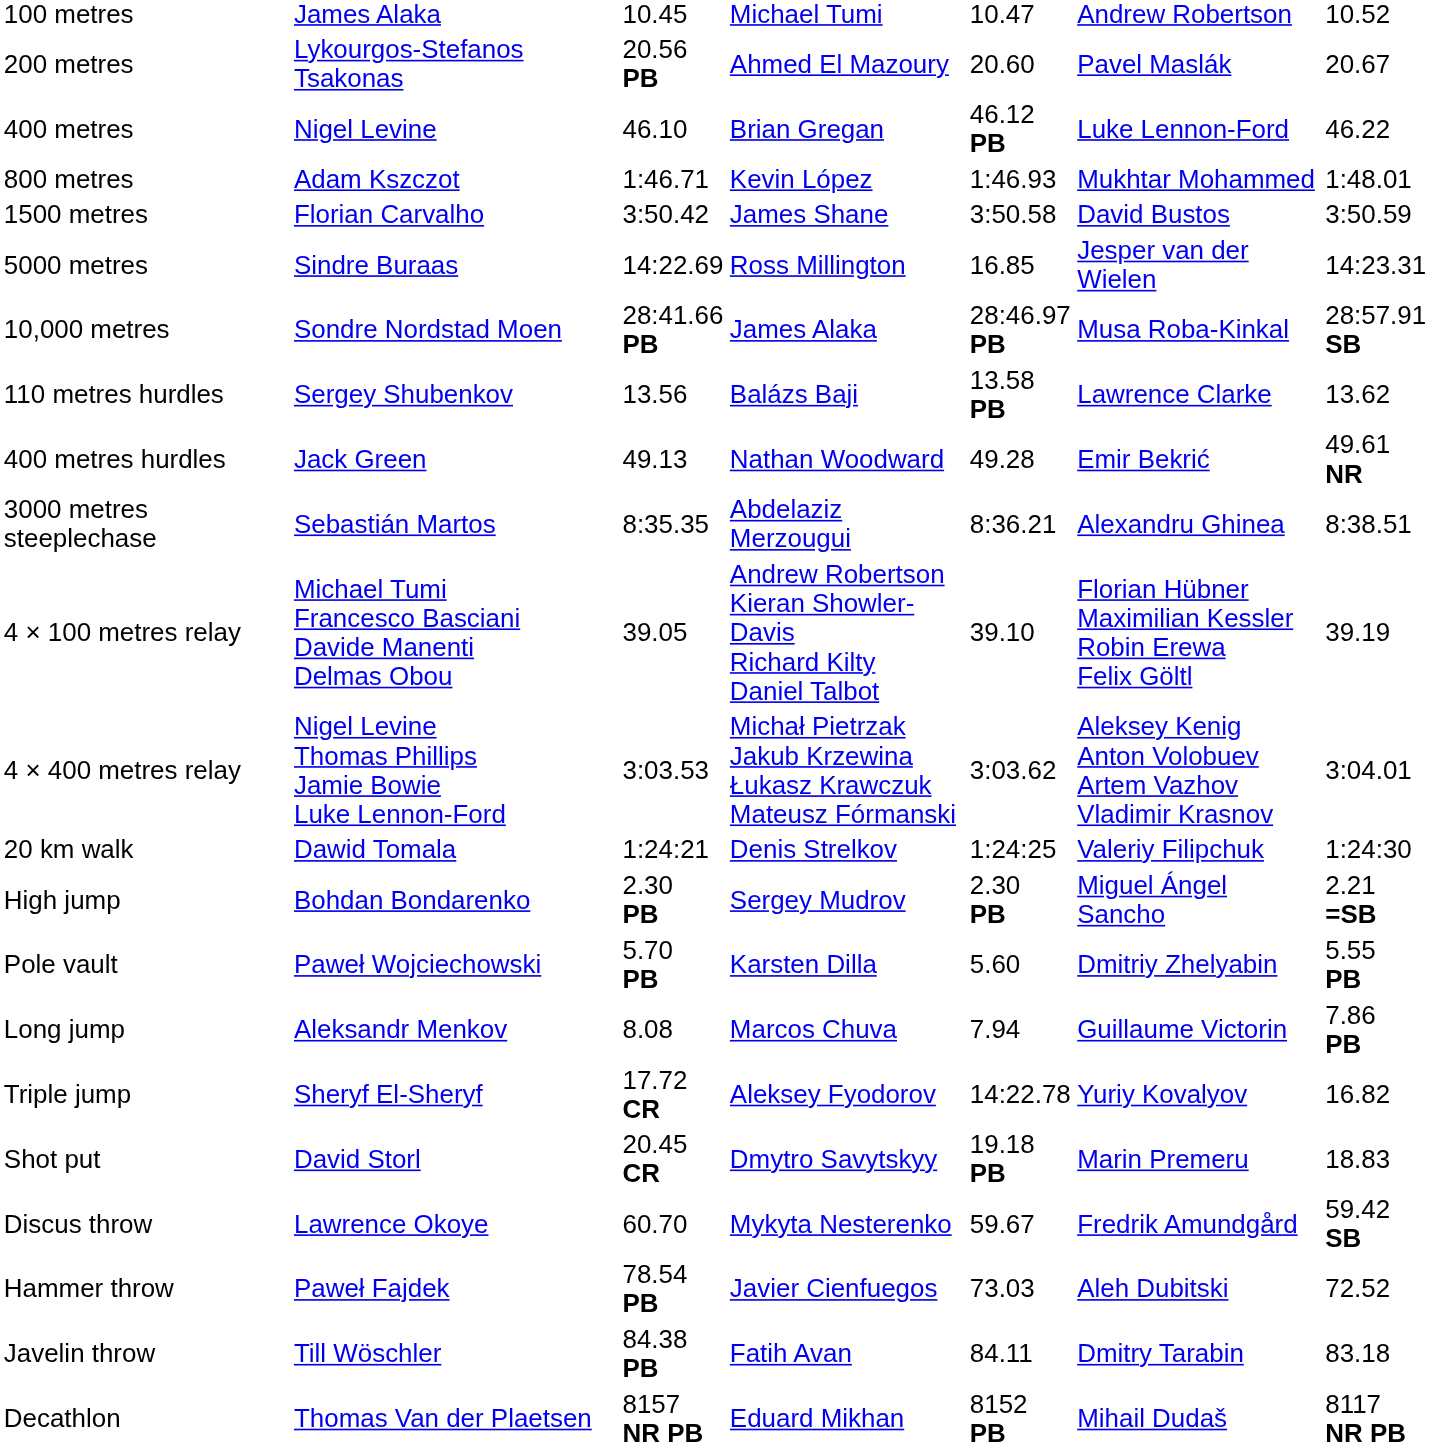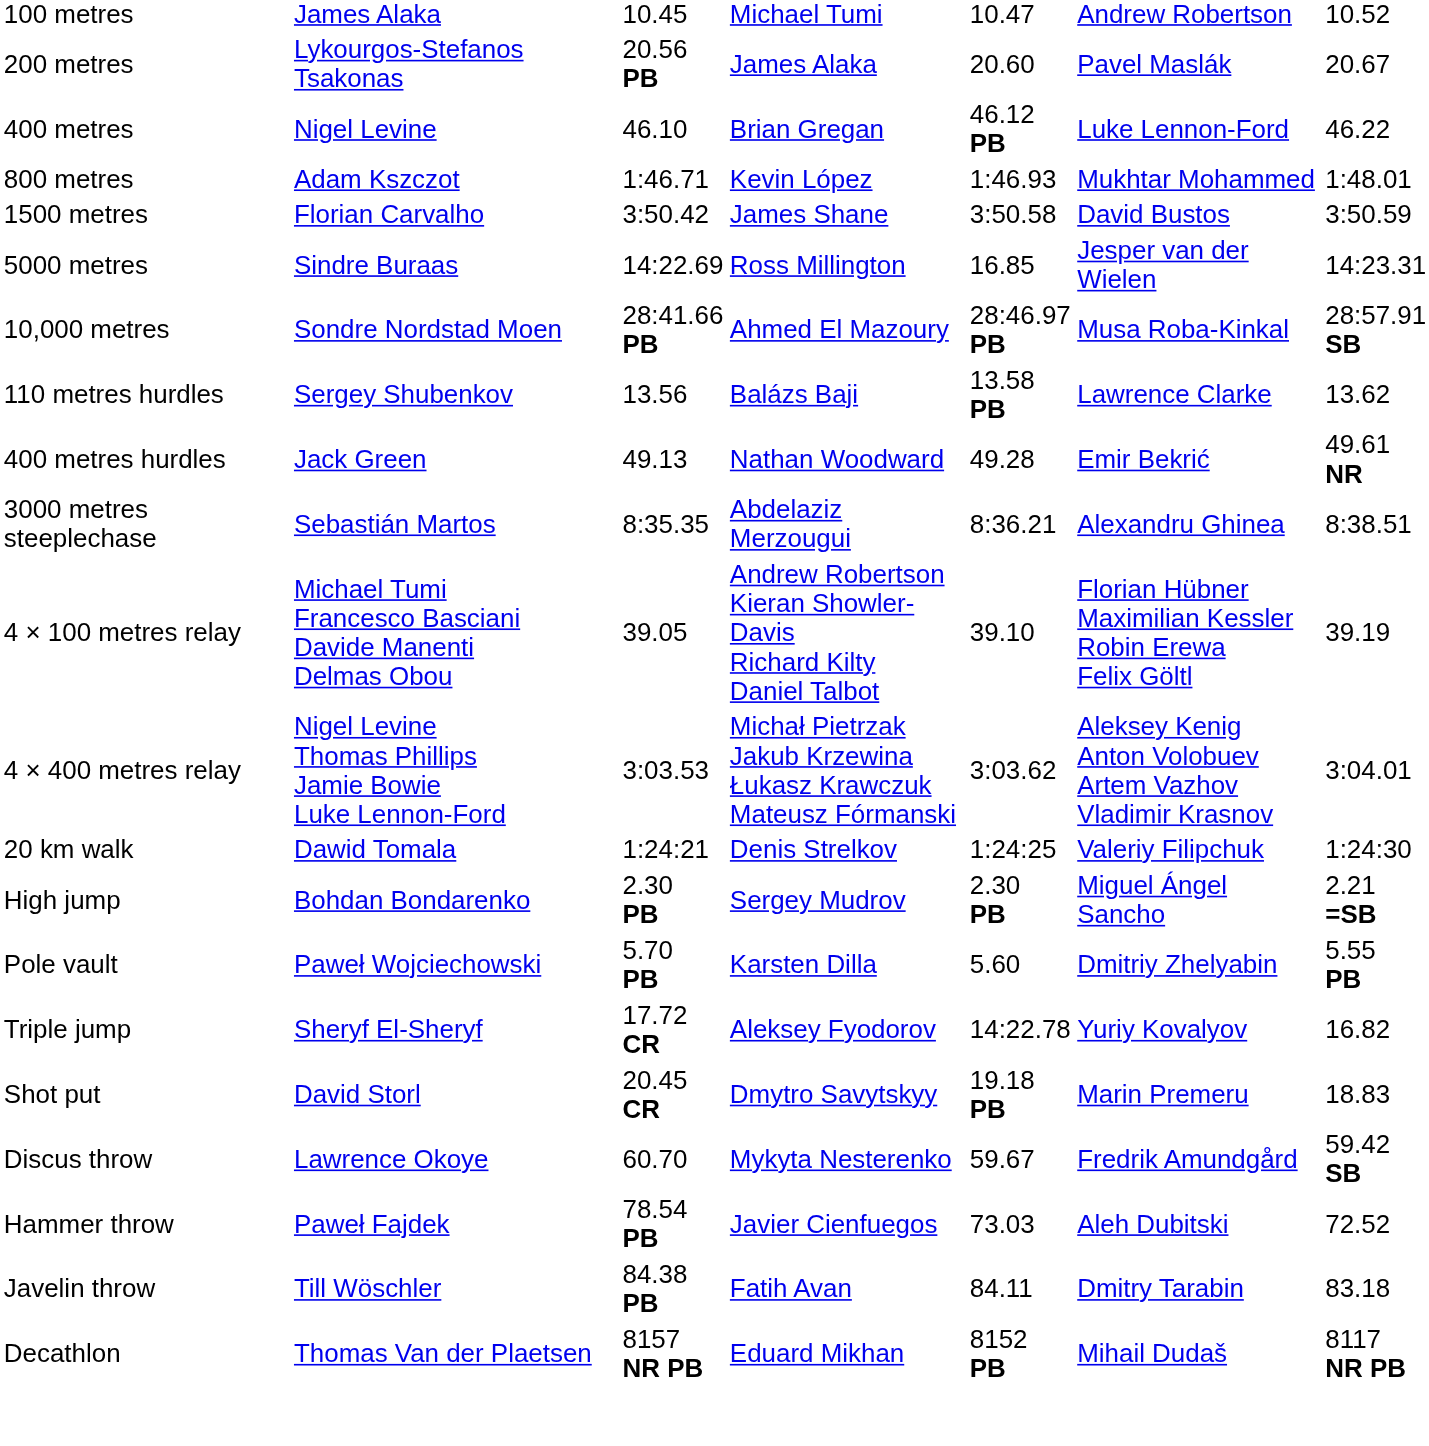(839, 64) Ahmed El Mazoury -> (803, 64) James Alaka
(803, 330) James Alaka -> (839, 330) Ahmed El Mazoury
- row: (64, 1029)
